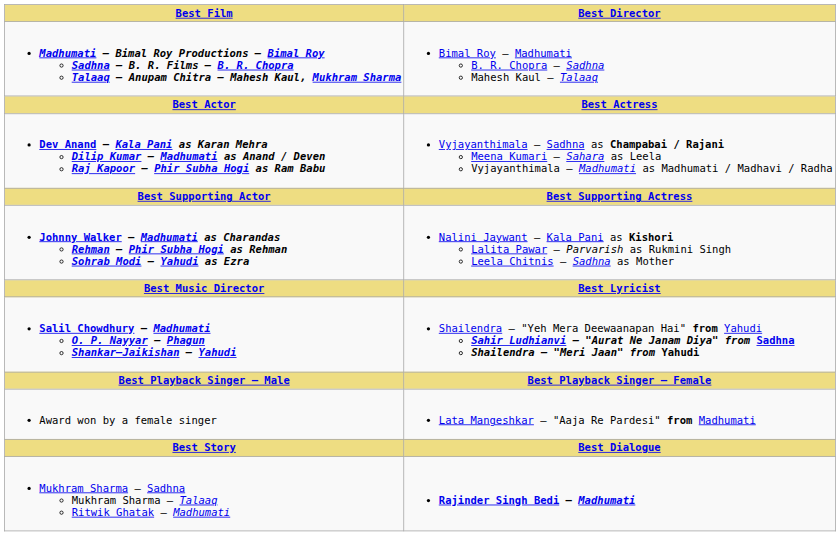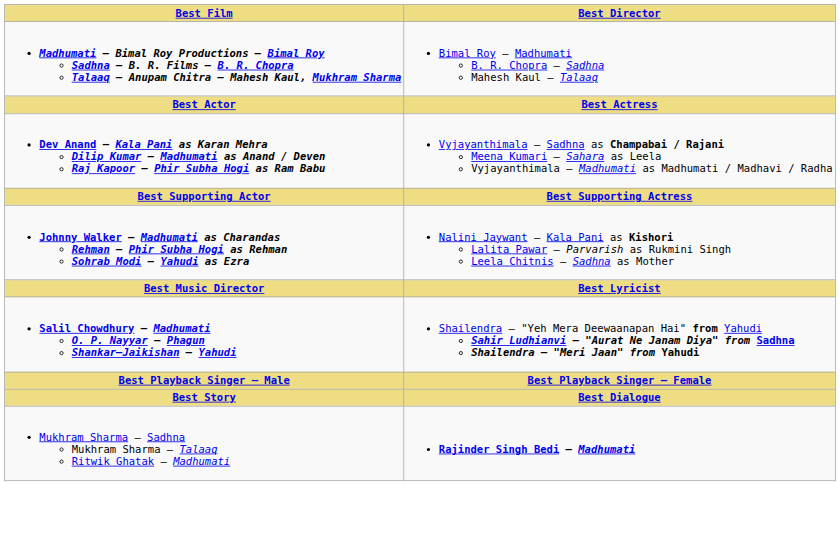- row: (204, 420)
